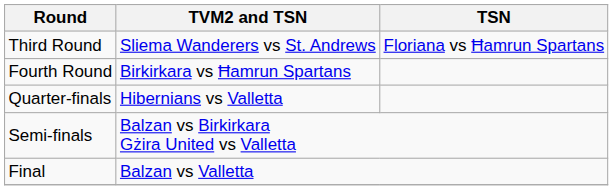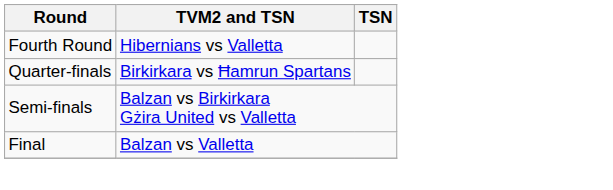- row: (55, 44)
(235, 71) Birkirkara vs Ħamrun Spartans -> (201, 44) Hibernians vs Valletta
(201, 98) Hibernians vs Valletta -> (235, 71) Birkirkara vs Ħamrun Spartans
